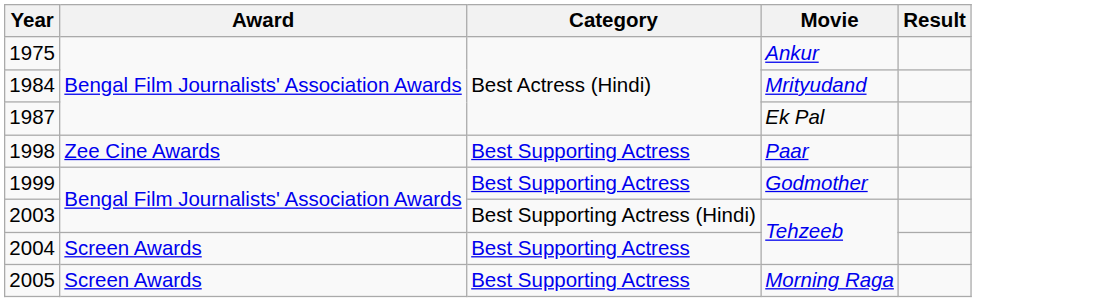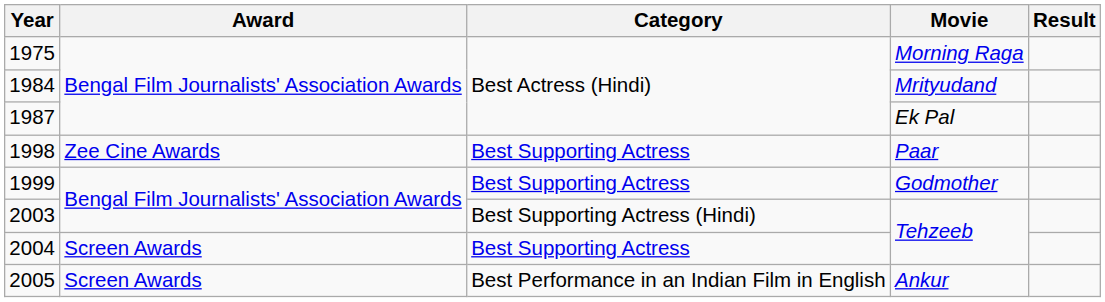(792, 53) Ankur -> (959, 53) Morning Raga
(580, 280) Best Supporting Actress -> (678, 280) Best Performance in an Indian Film in English
(830, 280) Morning Raga -> (922, 280) Ankur
